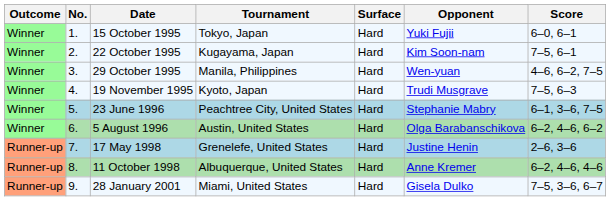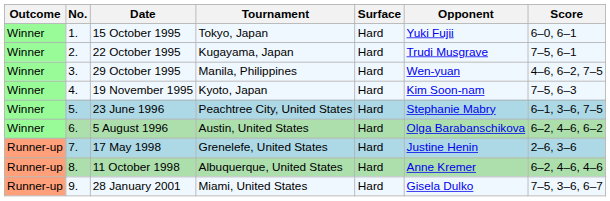(446, 51) Kim Soon-nam -> (447, 51) Trudi Musgrave
(447, 90) Trudi Musgrave -> (446, 90) Kim Soon-nam
